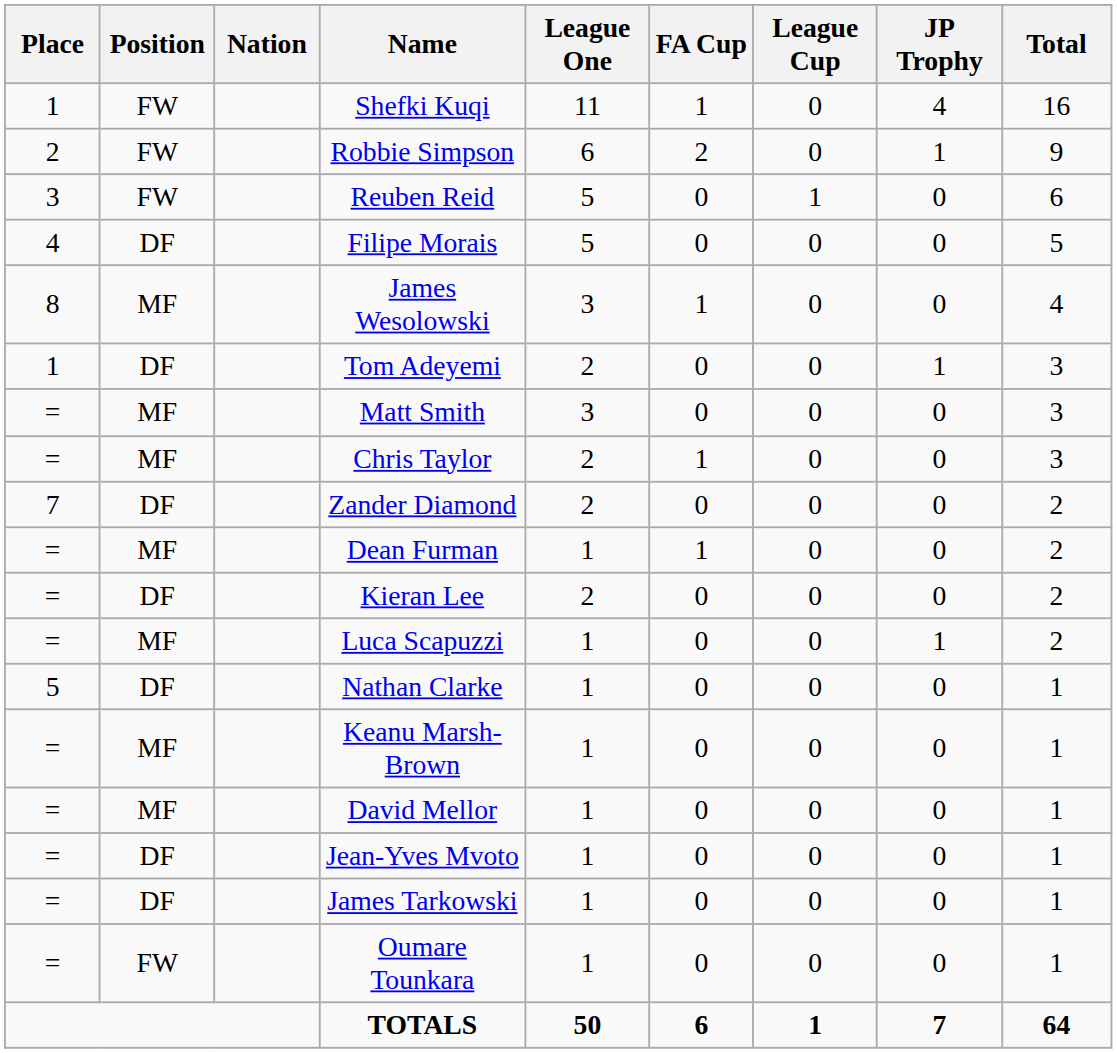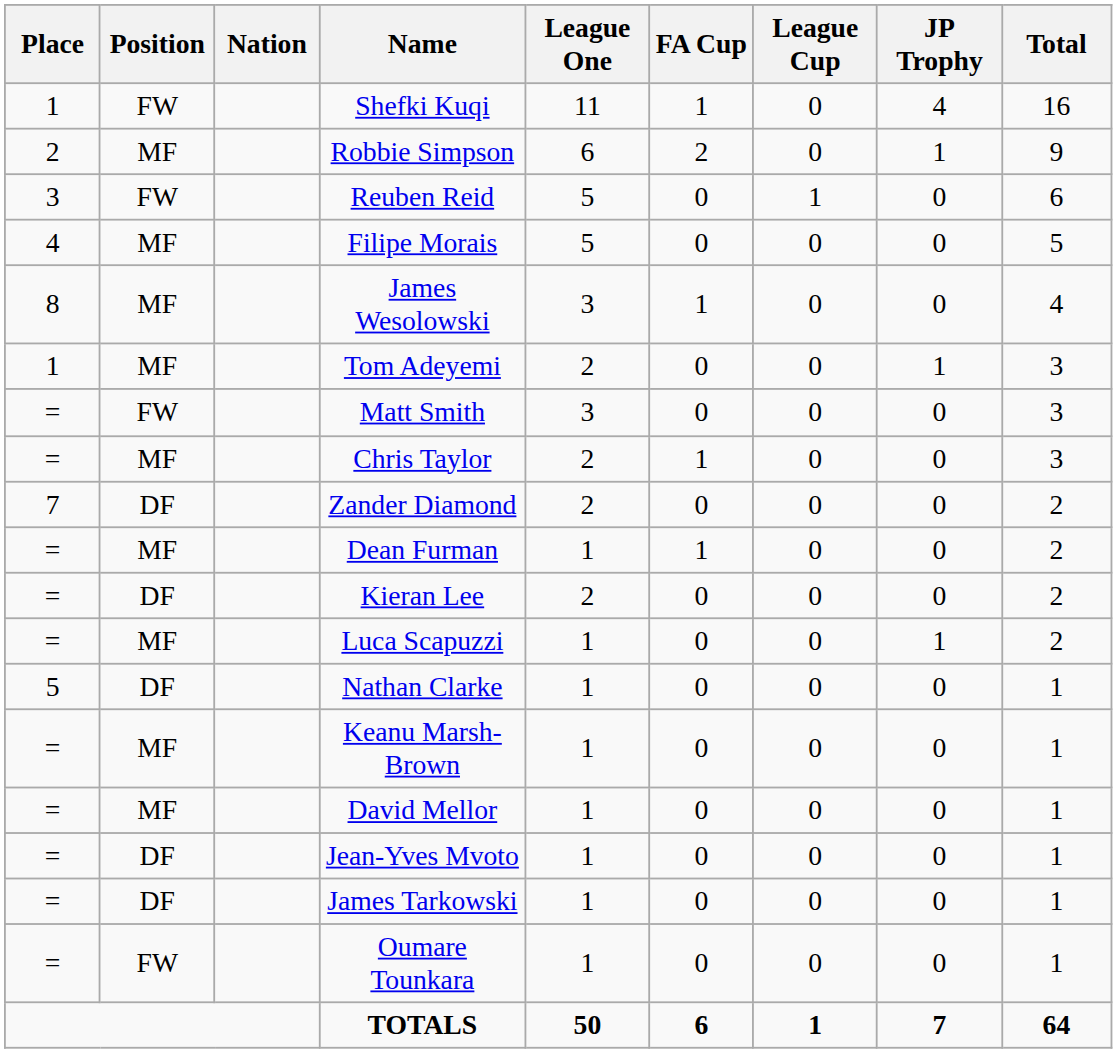(157, 151) FW -> (157, 151) MF
(157, 242) DF -> (157, 242) MF
(157, 366) DF -> (157, 366) MF
(157, 412) MF -> (157, 412) FW
